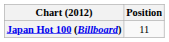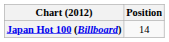(144, 29) 11 -> (144, 29) 14
